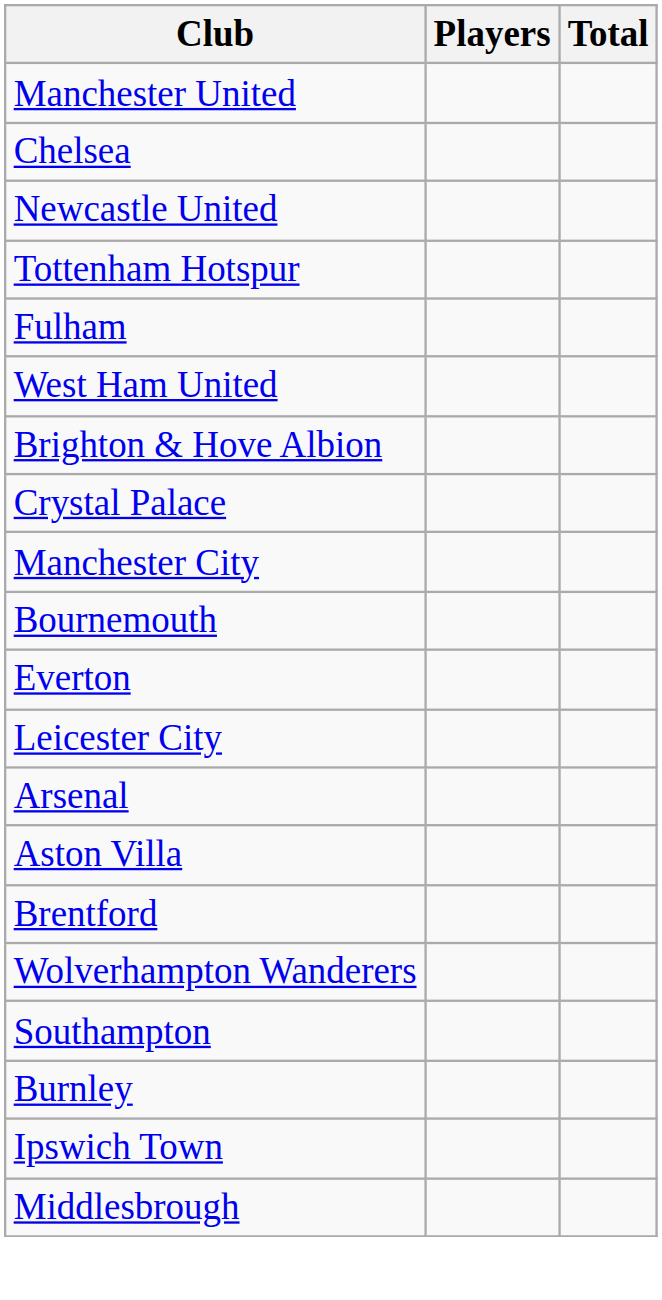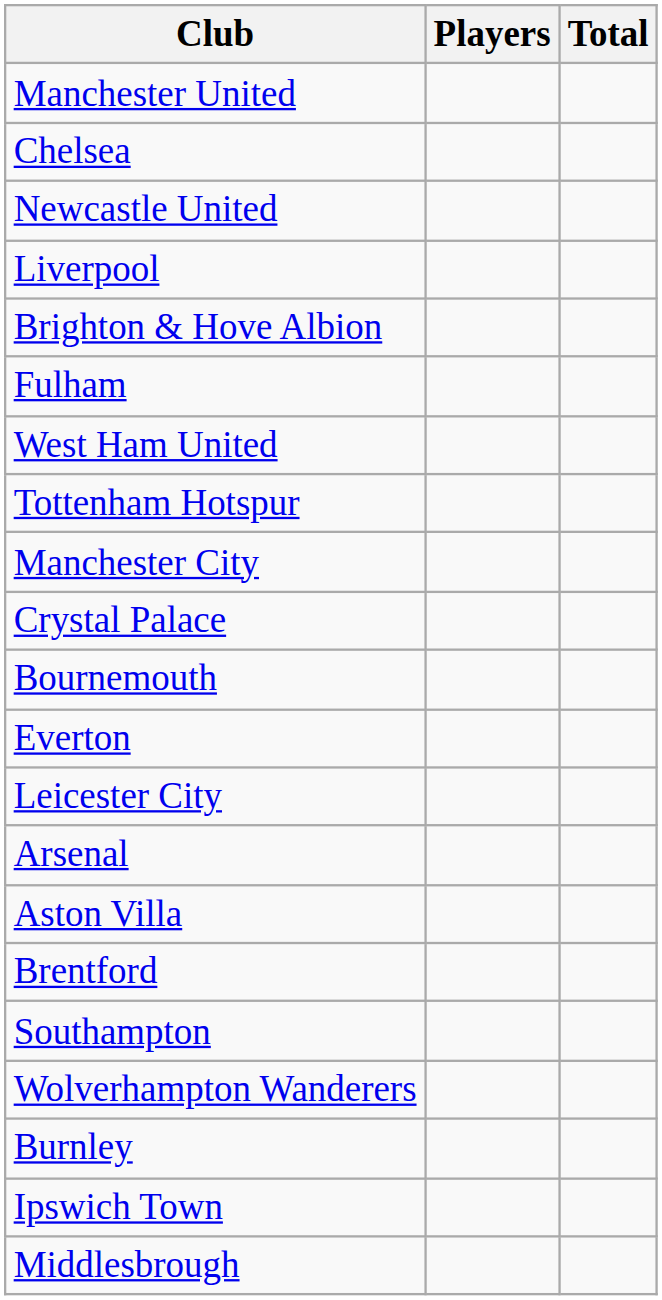+ row: (87, 268)
rows swapped: (157, 268) <-> (198, 444)
rows swapped: (120, 502) <-> (136, 561)
rows swapped: (112, 1030) <-> (215, 971)
